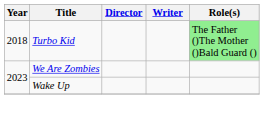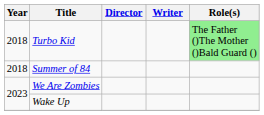+ row: (61, 69)
